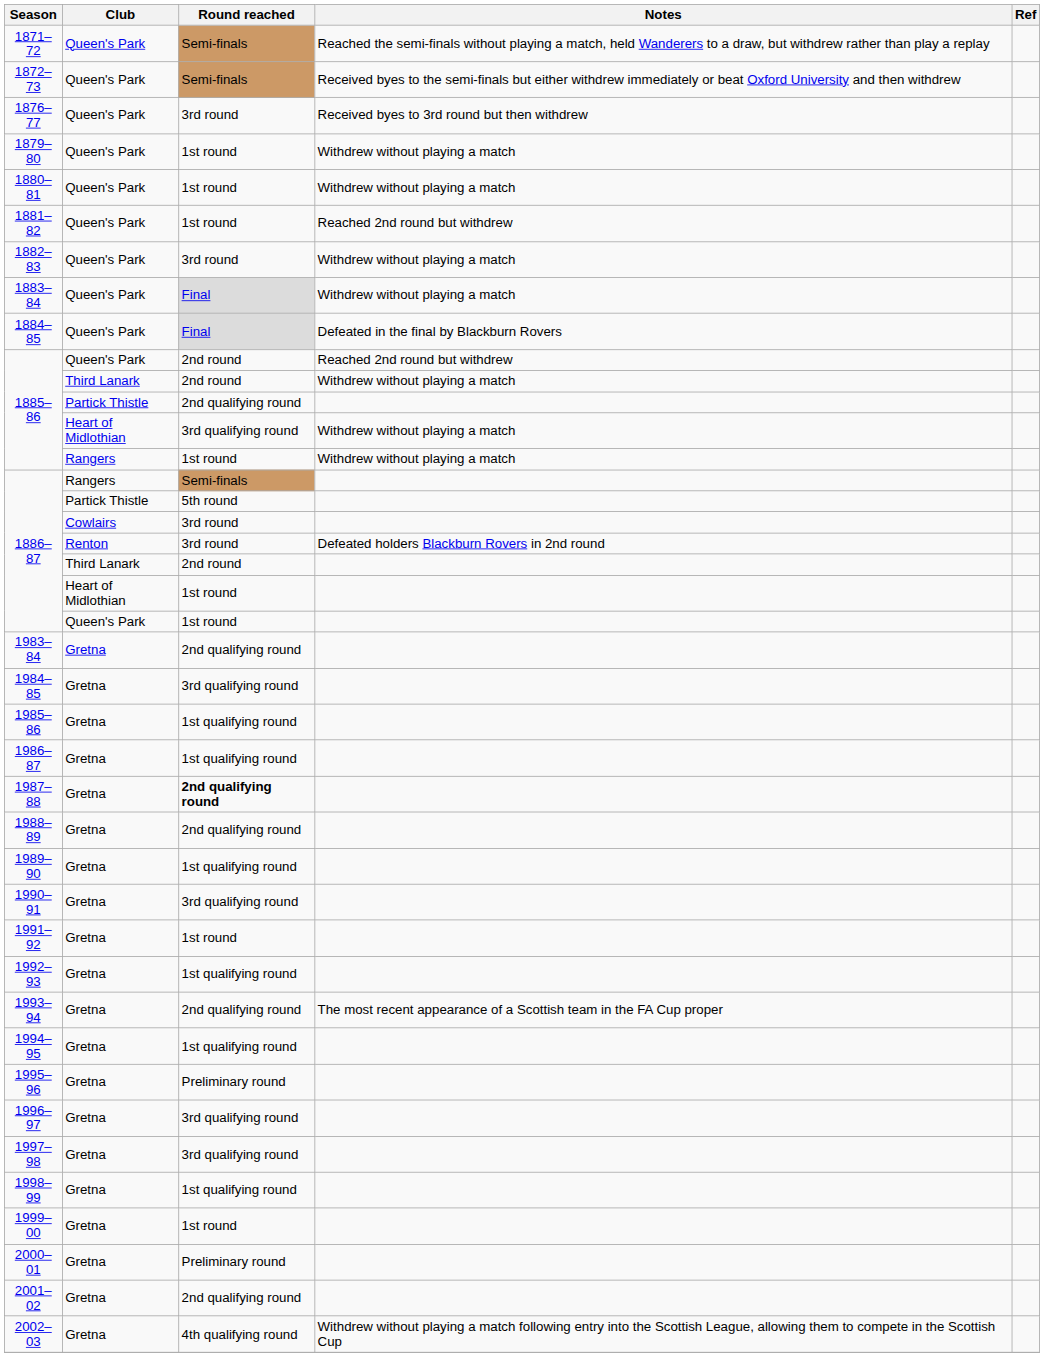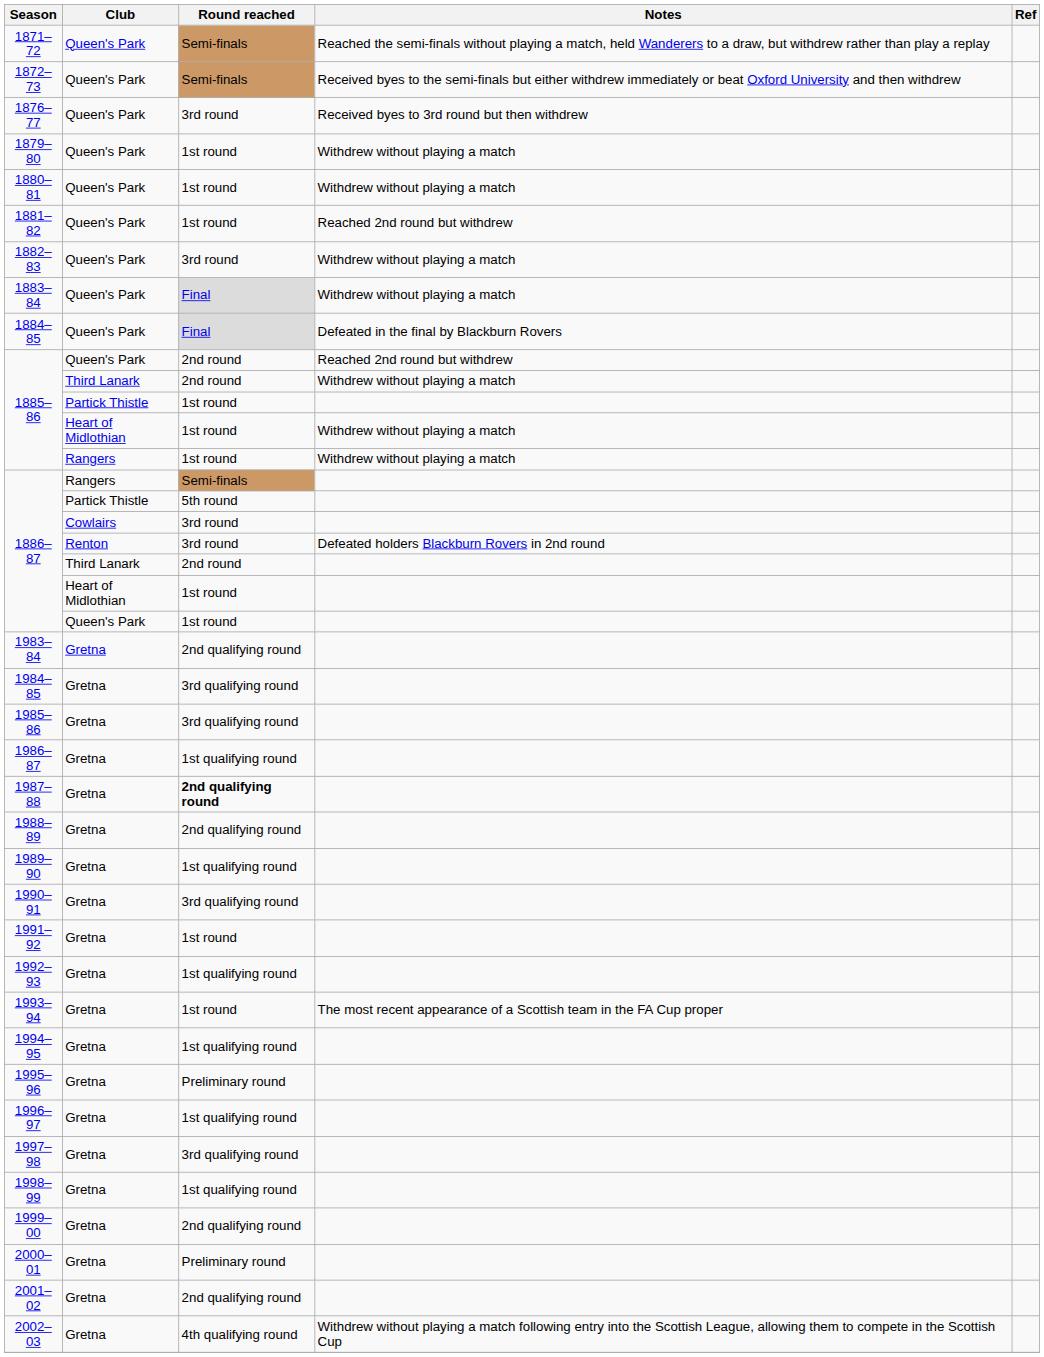(241, 402) 2nd qualifying round -> (209, 402) 1st round
(240, 430) 3rd qualifying round -> (209, 430) 1st round
(239, 722) 1st qualifying round -> (240, 722) 3rd qualifying round
(241, 1010) 2nd qualifying round -> (209, 1010) 1st round
(240, 1118) 3rd qualifying round -> (239, 1118) 1st qualifying round
(209, 1226) 1st round -> (241, 1226) 2nd qualifying round
